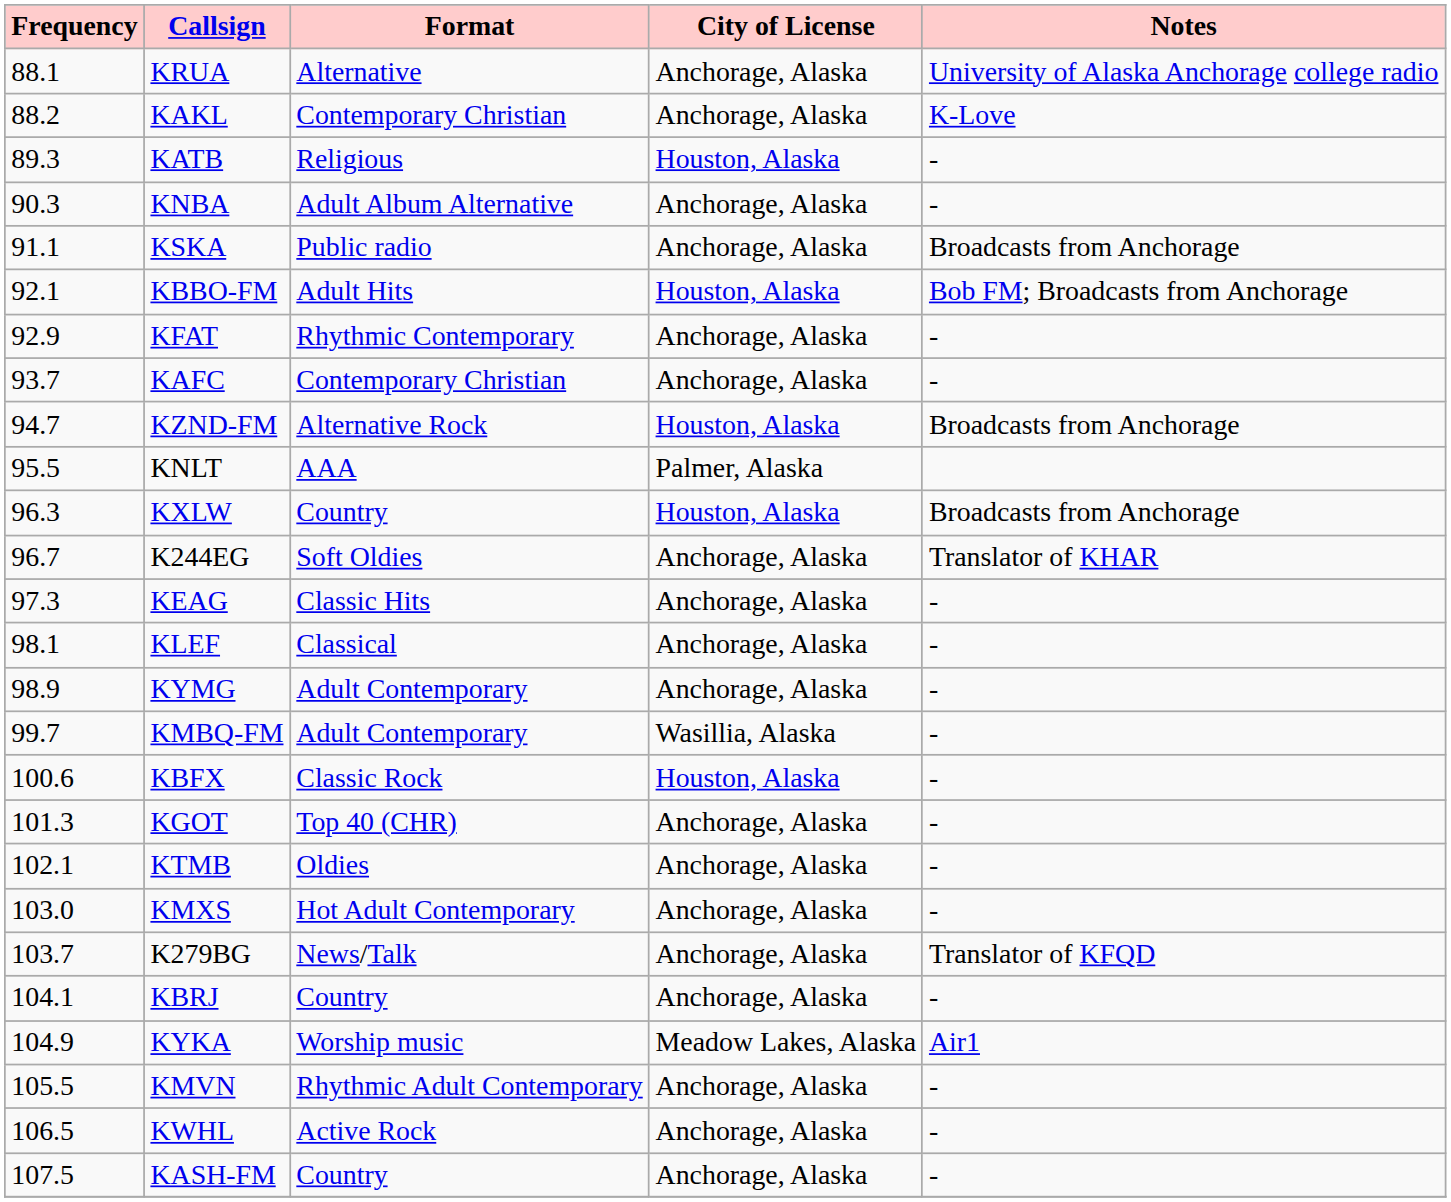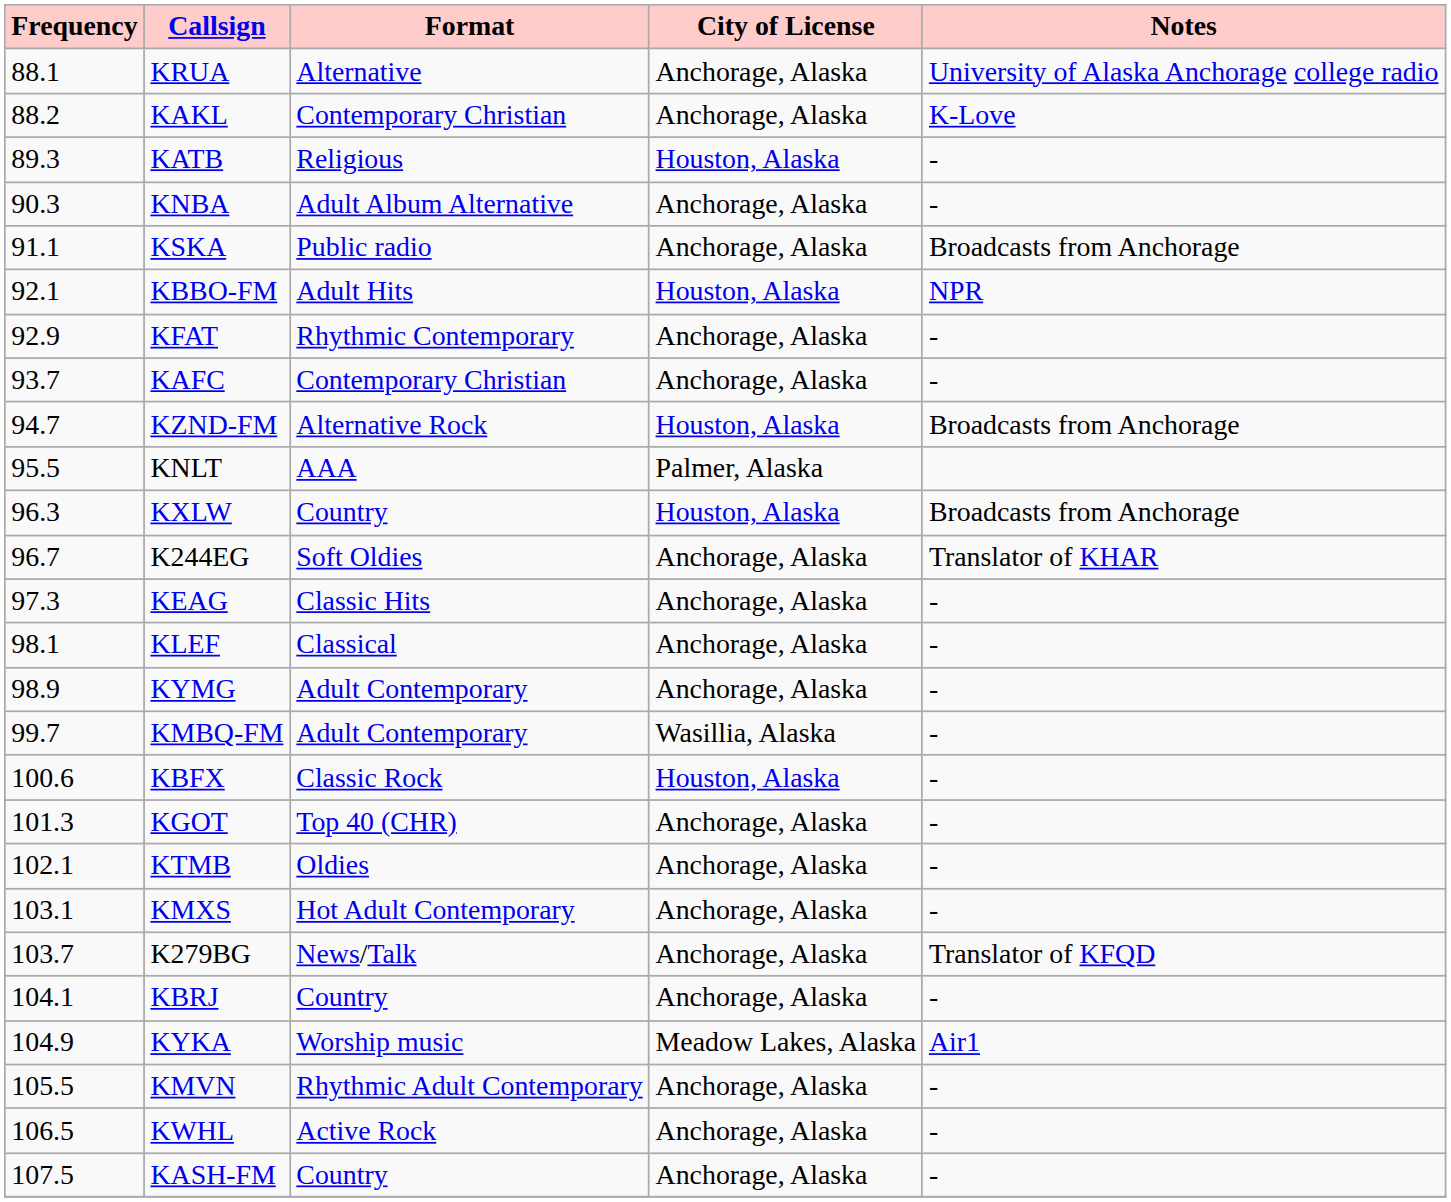(1138, 291) Bob FM; Broadcasts from Anchorage -> (956, 291) NPR
(43, 909) 103.0 -> (43, 909) 103.1
